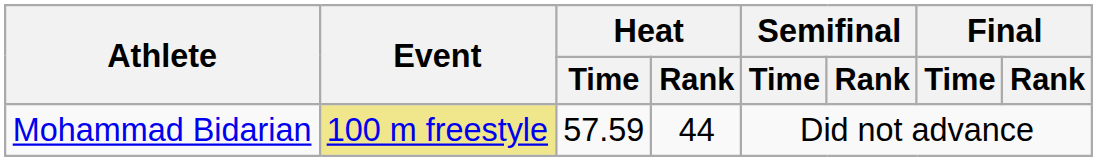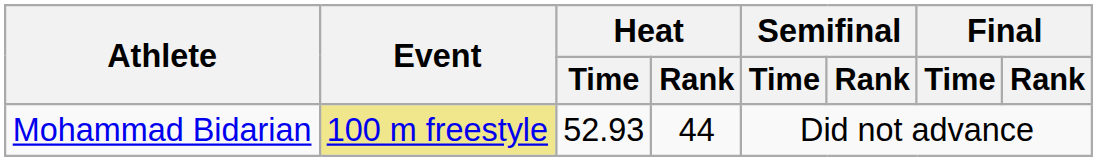(604, 131) 57.59 -> (604, 131) 52.93
